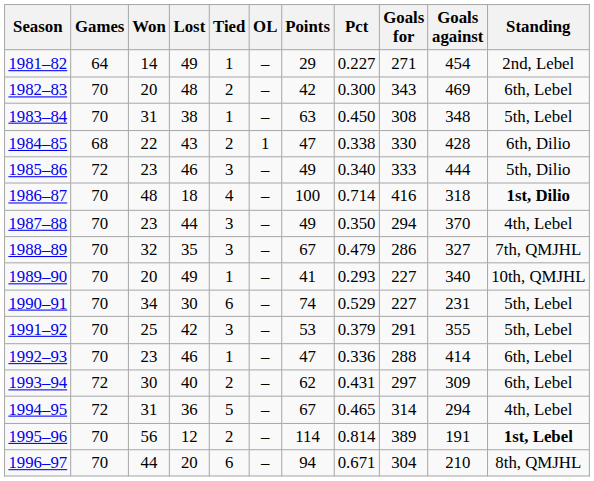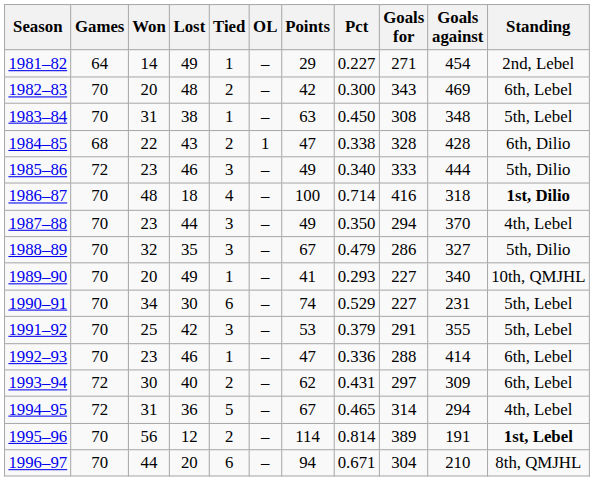(404, 143) 330 -> (404, 143) 328
(538, 249) 7th, QMJHL -> (538, 249) 5th, Dilio
